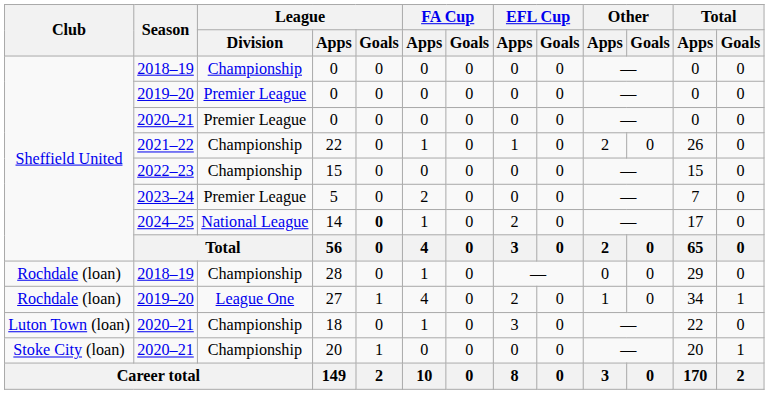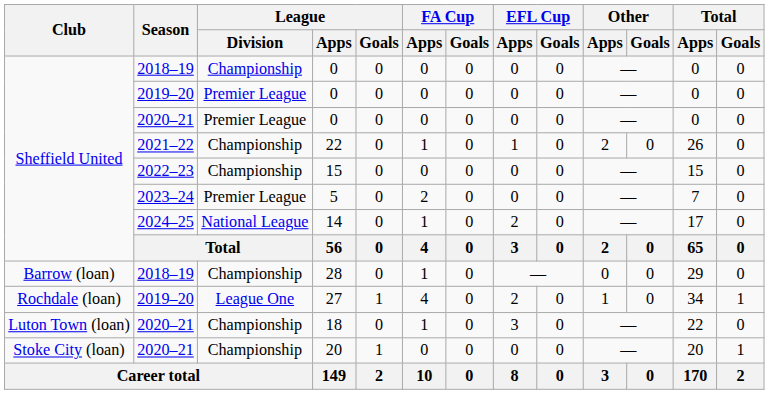(379, 222) bold -> (379, 222) normal
(69, 273) Rochdale (loan) -> (69, 273) Barrow (loan)
